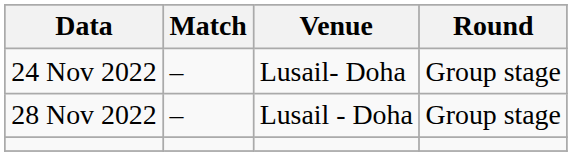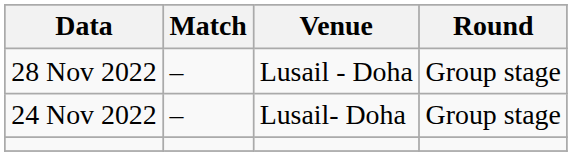rows swapped: (84, 70) <-> (84, 114)
